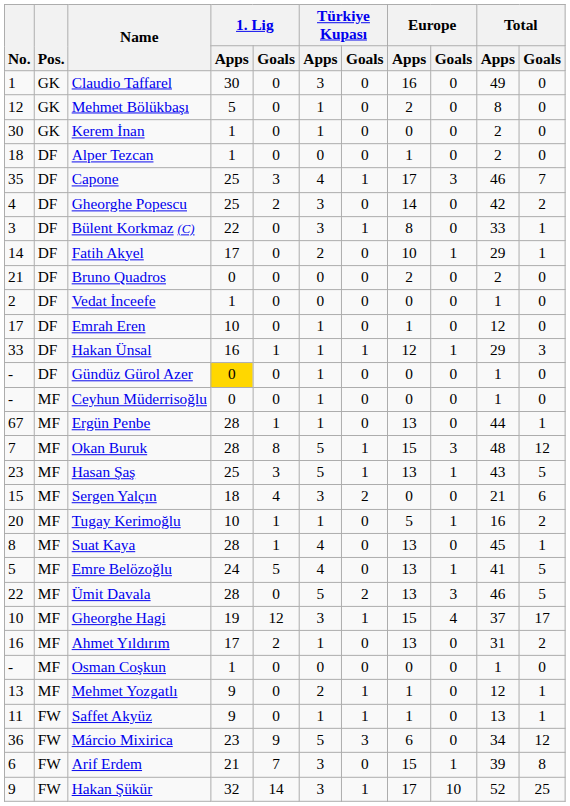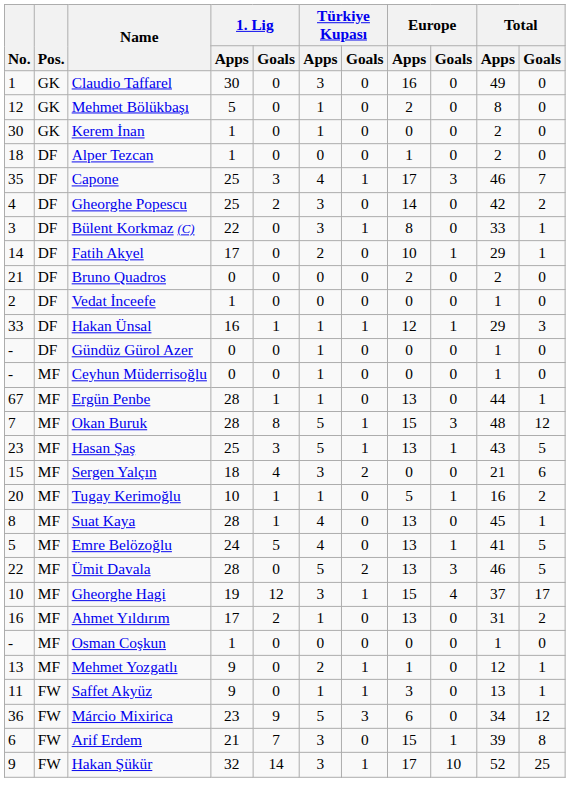- row: (109, 326)
(232, 374) gold background -> (232, 350) no background
(409, 716) 1 -> (409, 691) 3
